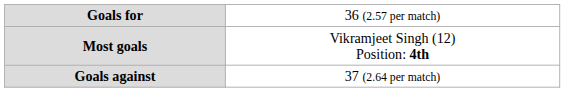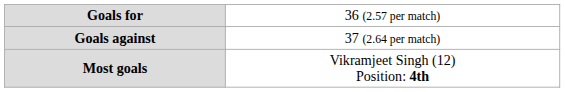rows swapped: (115, 76) <-> (115, 45)
